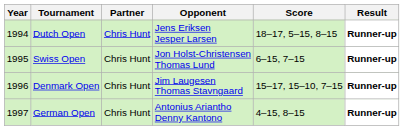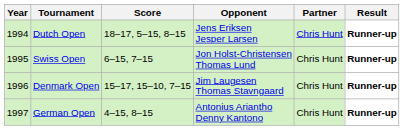columns swapped: (127, 12) <-> (299, 12)
